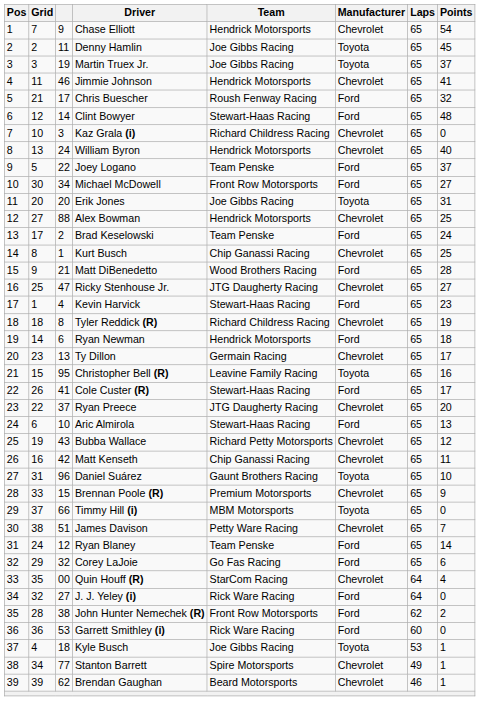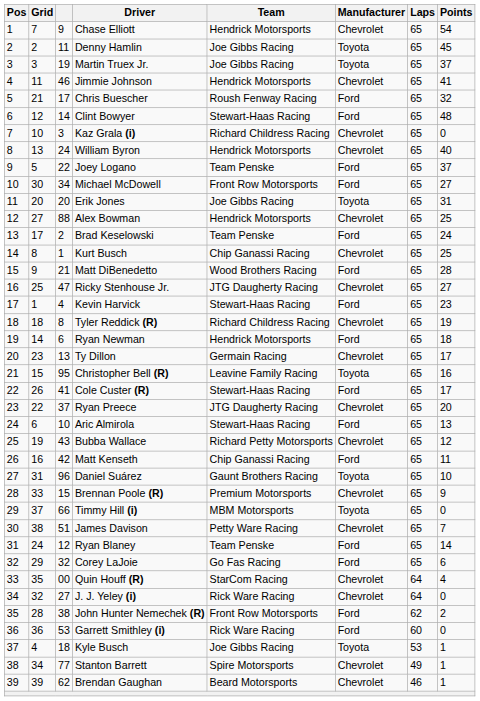(360, 459) Chevrolet -> (349, 459) Ford
(349, 596) Ford -> (360, 596) Chevrolet
